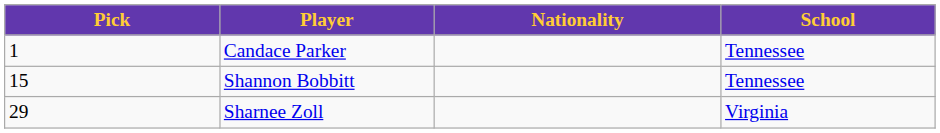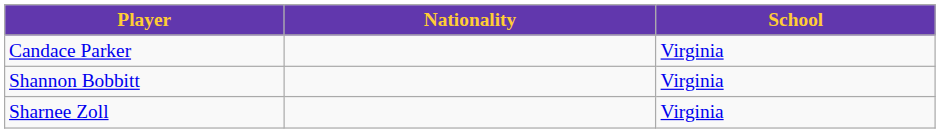- column: (112, 19)
(765, 50) Tennessee -> (692, 50) Virginia
(765, 81) Tennessee -> (692, 81) Virginia
